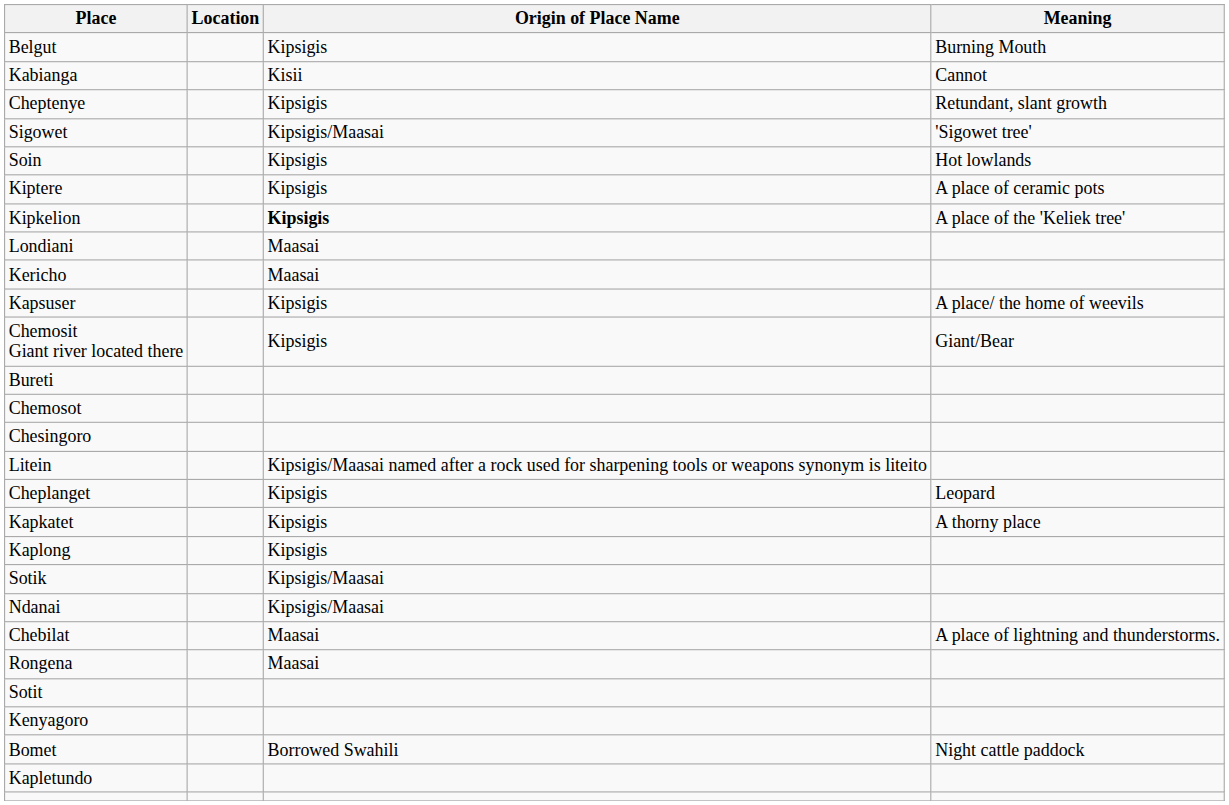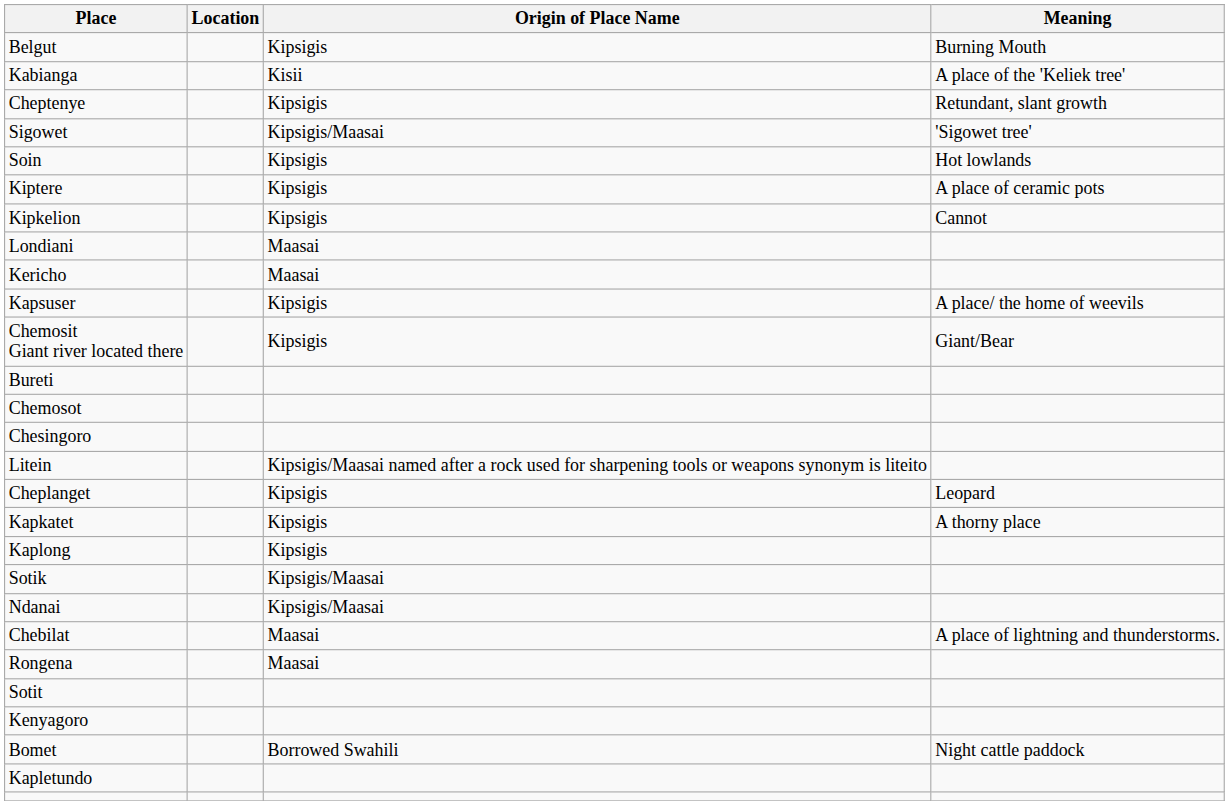(961, 75) Cannot -> (1030, 75) A place of the 'Keliek tree'
(298, 217) bold -> (297, 217) normal
(1030, 217) A place of the 'Keliek tree' -> (961, 217) Cannot
